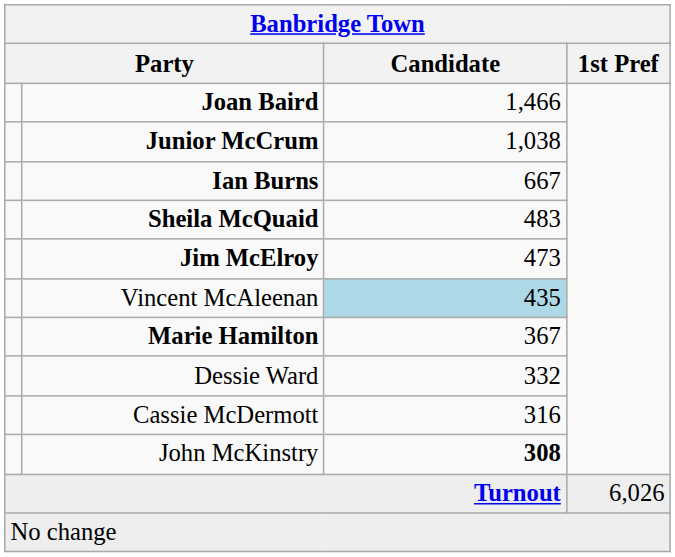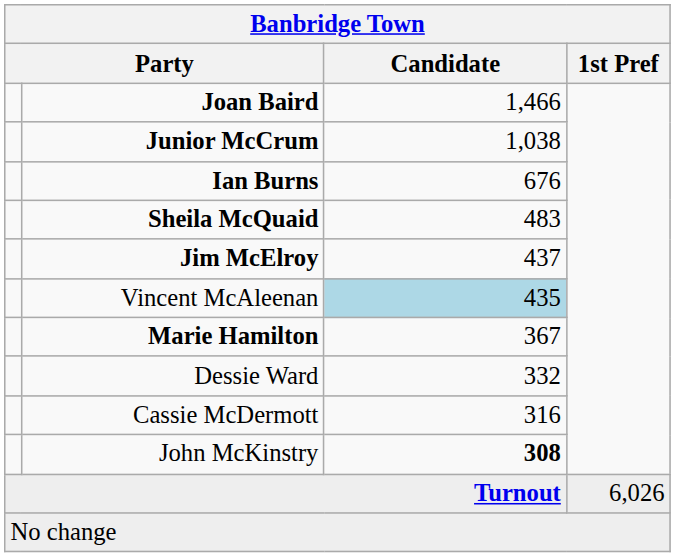(542, 180) 667 -> (542, 180) 676
(542, 258) 473 -> (542, 258) 437
